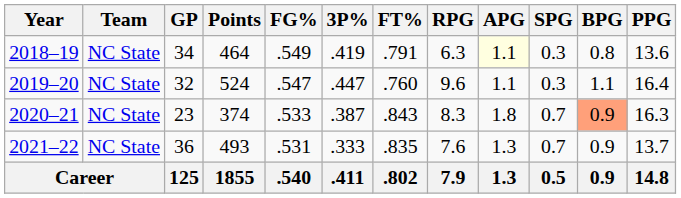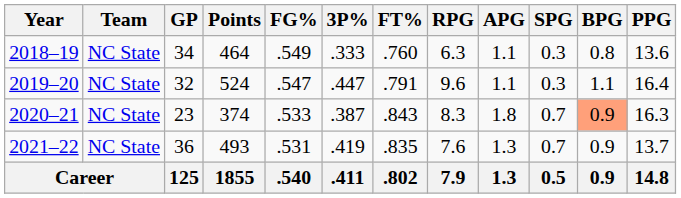(348, 51) .419 -> (348, 51) .333
(400, 51) .791 -> (400, 51) .760
(504, 51) lightyellow background -> (504, 51) no background
(400, 83) .760 -> (400, 83) .791
(348, 146) .333 -> (348, 146) .419
